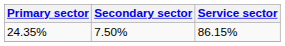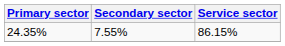(111, 32) 7.50% -> (111, 32) 7.55%
